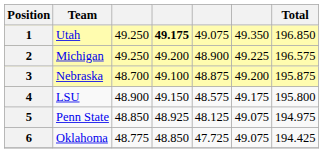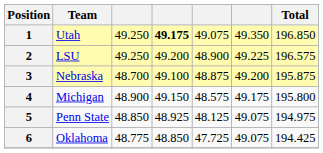(80, 56) Michigan -> (68, 56) LSU
(68, 97) LSU -> (80, 97) Michigan
